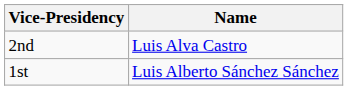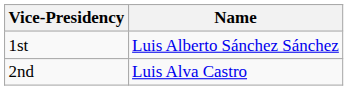rows swapped: (18, 71) <-> (21, 44)
